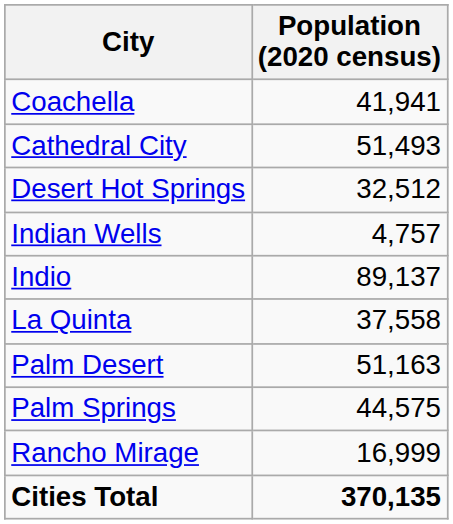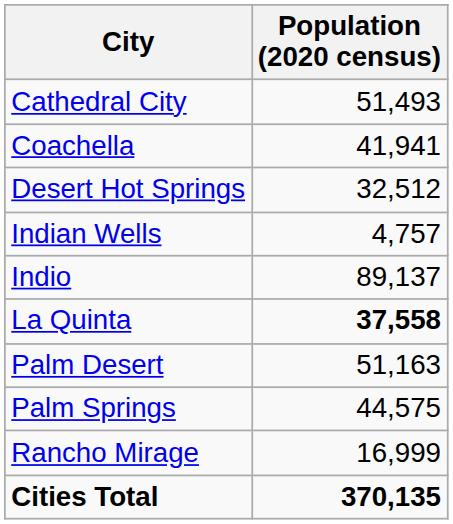rows swapped: (99, 145) <-> (73, 101)
(399, 320) normal -> (399, 320) bold
